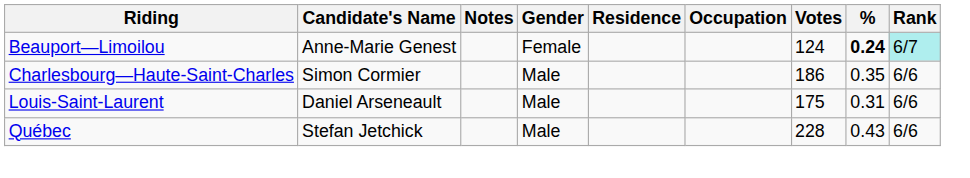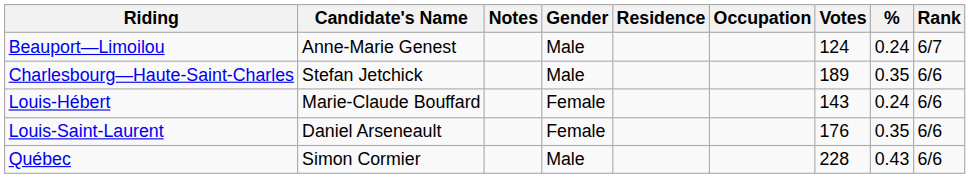(551, 46) Female -> (565, 46) Male
(868, 46) bold -> (892, 46) normal
(905, 46) paleturquoise background -> (930, 46) no background
(361, 74) Simon Cormier -> (362, 74) Stefan Jetchick
(810, 74) 186 -> (834, 74) 189
+ row: (59, 103)
(541, 103) Male -> (576, 131) Female
(810, 103) 175 -> (834, 131) 176
(868, 103) 0.31 -> (892, 131) 0.35
(362, 131) Stefan Jetchick -> (361, 159) Simon Cormier
